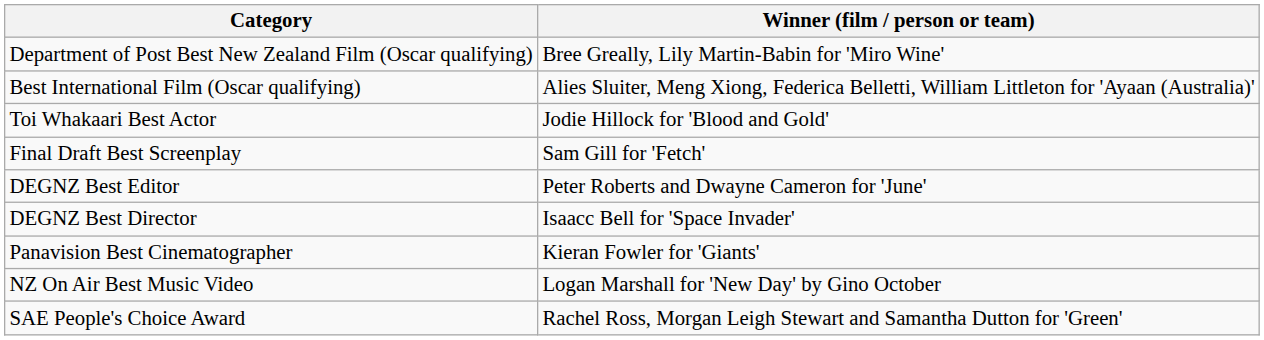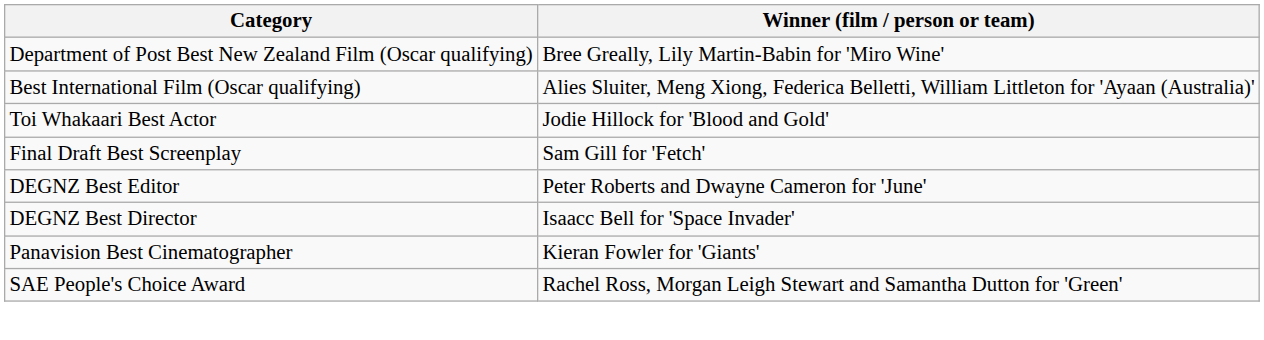- row: (131, 284)
